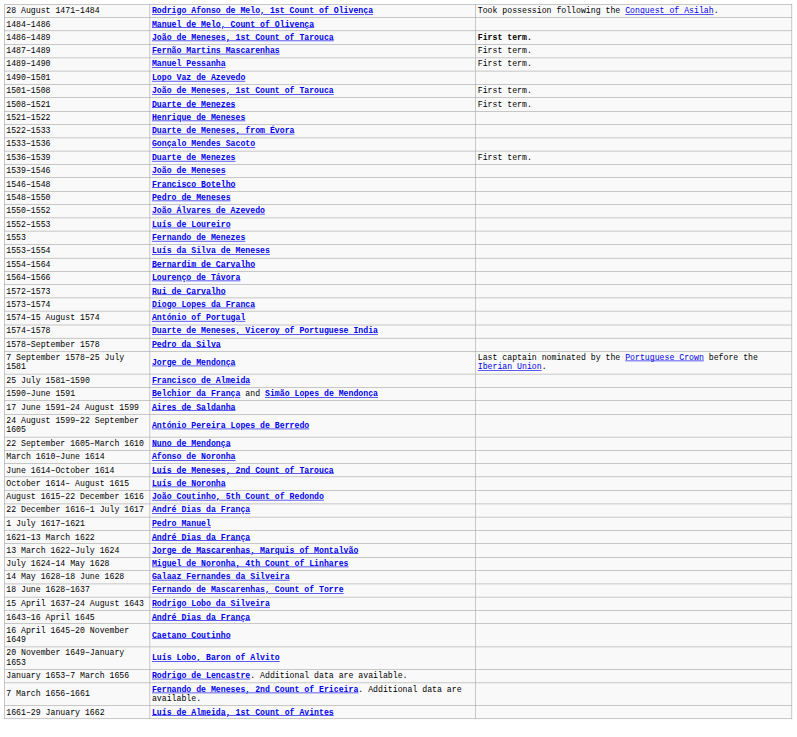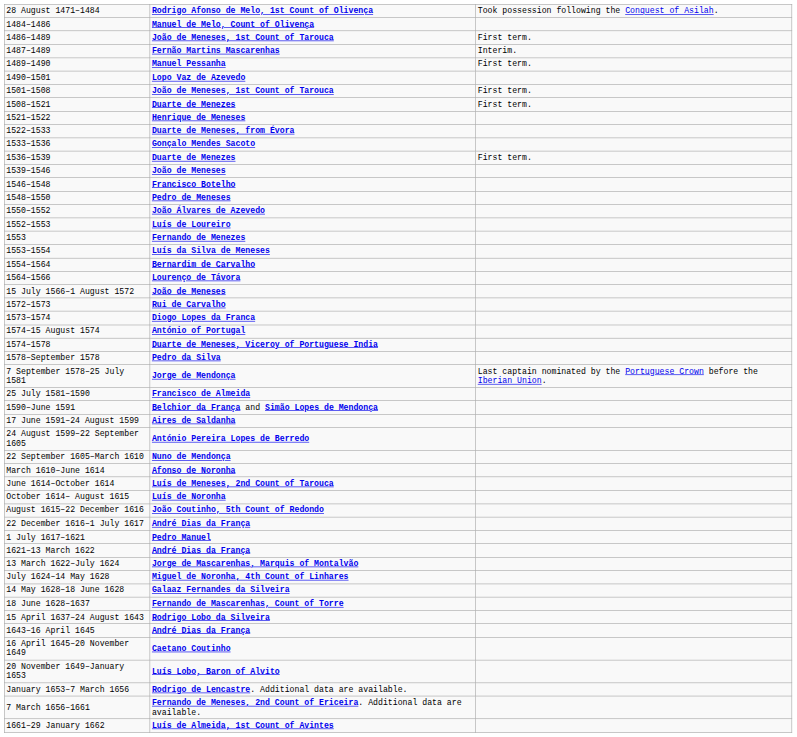(505, 38) bold -> (505, 38) normal
(505, 51) First term. -> (497, 51) Interim.
+ row: (70, 291)
